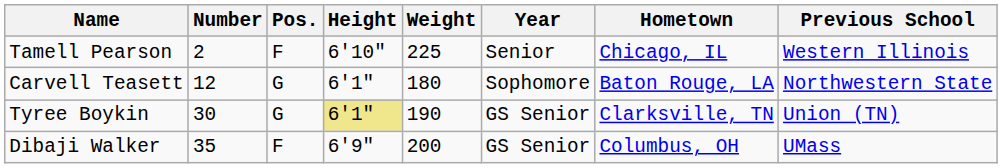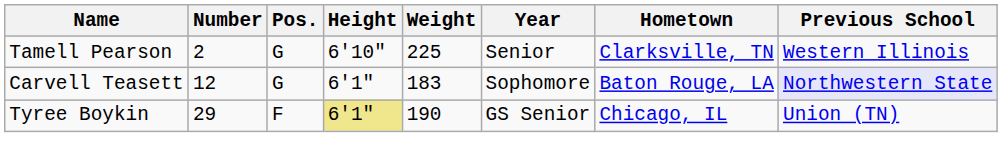(278, 52) F -> (278, 52) G
(663, 52) Chicago, IL -> (687, 52) Clarksville, TN
(424, 84) 180 -> (424, 84) 183
(888, 84) no background -> (888, 84) lavender background
(205, 115) 30 -> (205, 115) 29
(278, 115) G -> (278, 115) F
(687, 115) Clarksville, TN -> (663, 115) Chicago, IL
- row: (85, 147)
